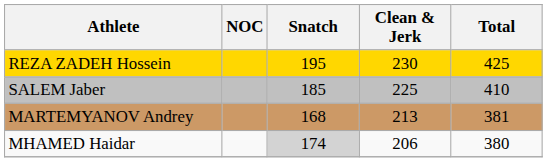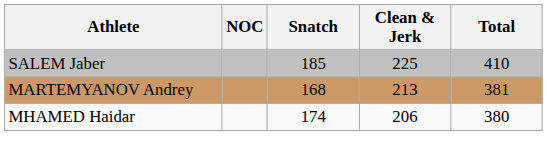- row: (90, 63)
(313, 143) lightgrey background -> (313, 116) no background
